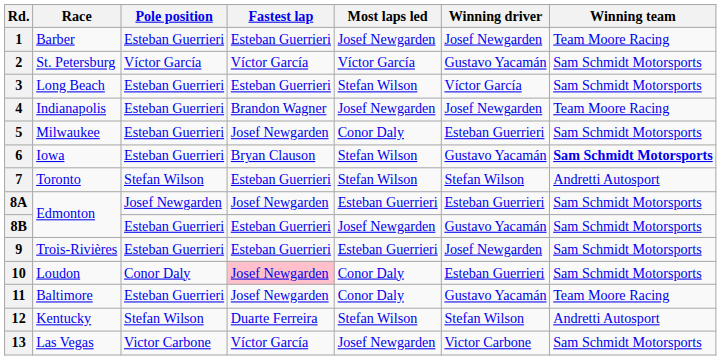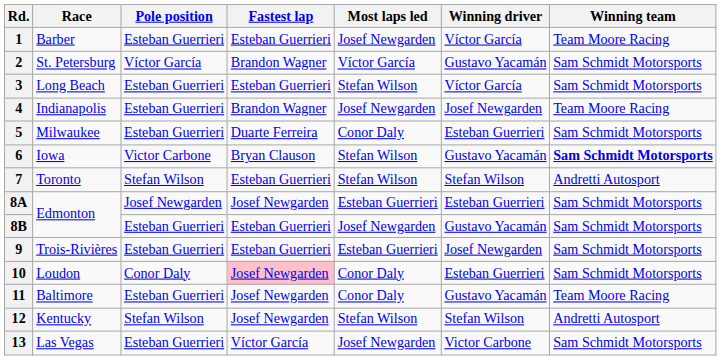(493, 39) Josef Newgarden -> (483, 39) Víctor García
(270, 62) Víctor García -> (279, 62) Brandon Wagner
(280, 132) Josef Newgarden -> (274, 132) Duarte Ferreira
(174, 155) Esteban Guerrieri -> (167, 155) Victor Carbone
(274, 319) Duarte Ferreira -> (280, 319) Josef Newgarden
(167, 342) Victor Carbone -> (174, 342) Esteban Guerrieri
